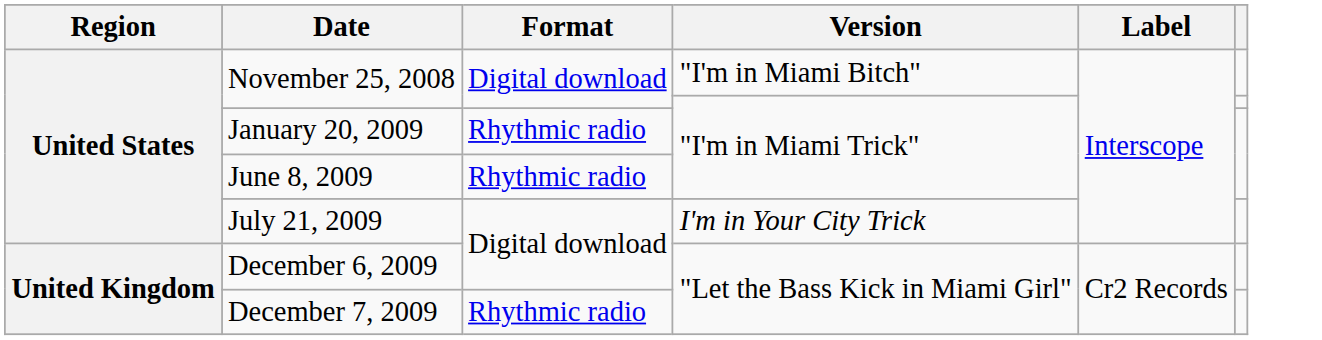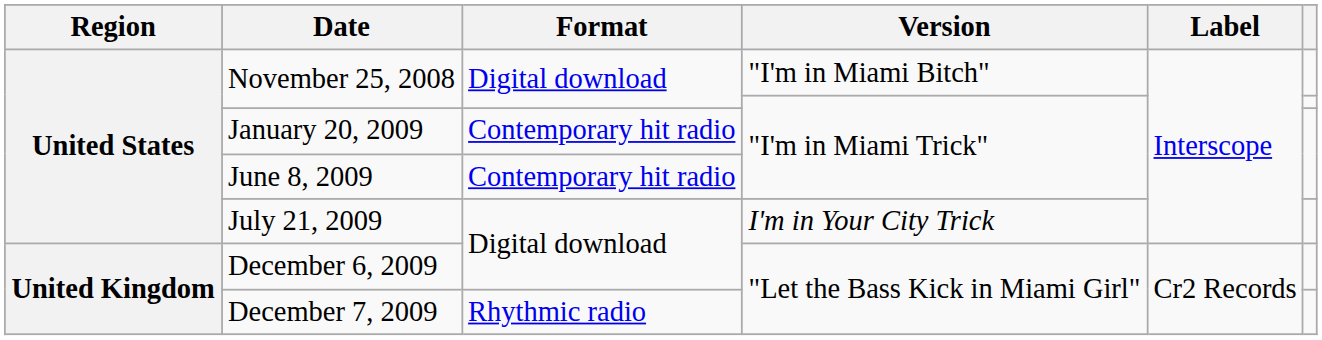(557, 130) Rhythmic radio -> (602, 130) Contemporary hit radio
(557, 175) Rhythmic radio -> (602, 175) Contemporary hit radio
